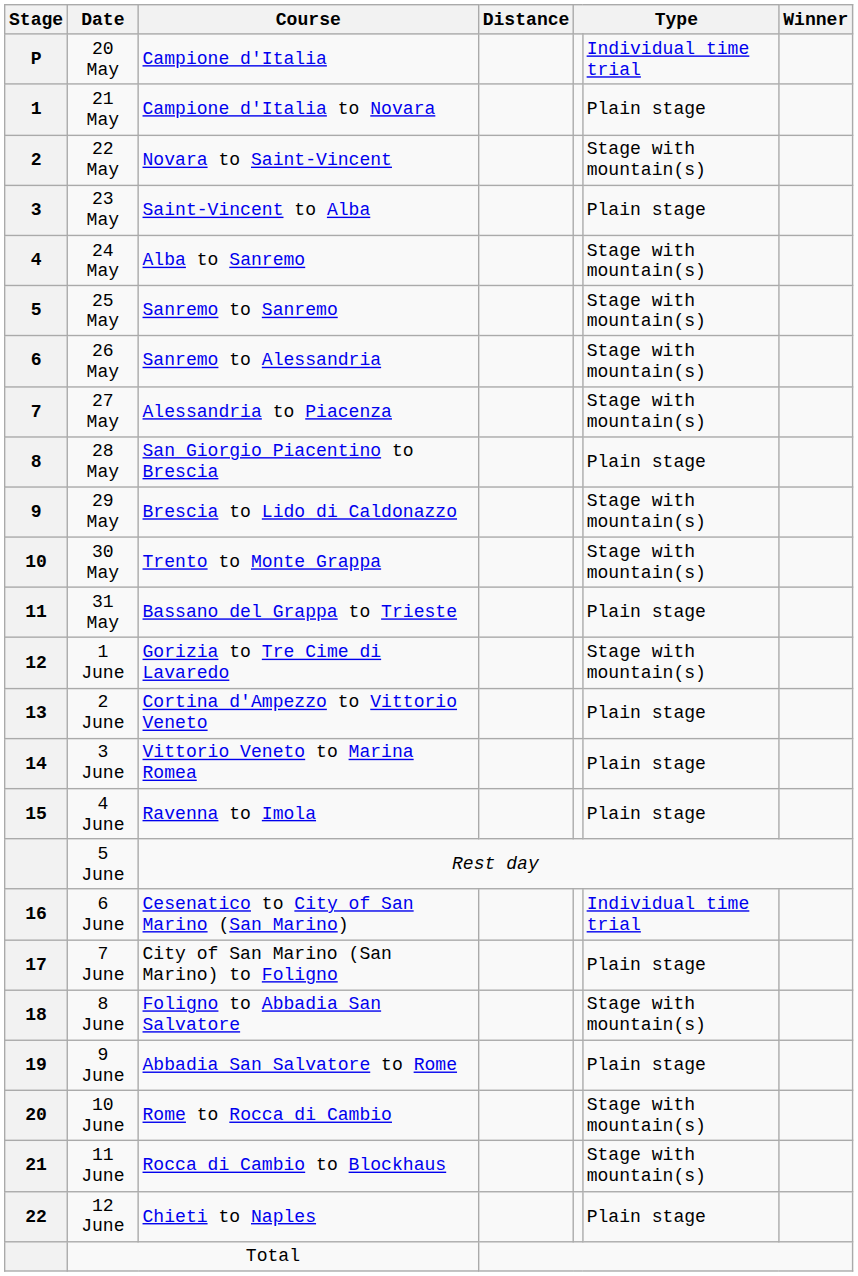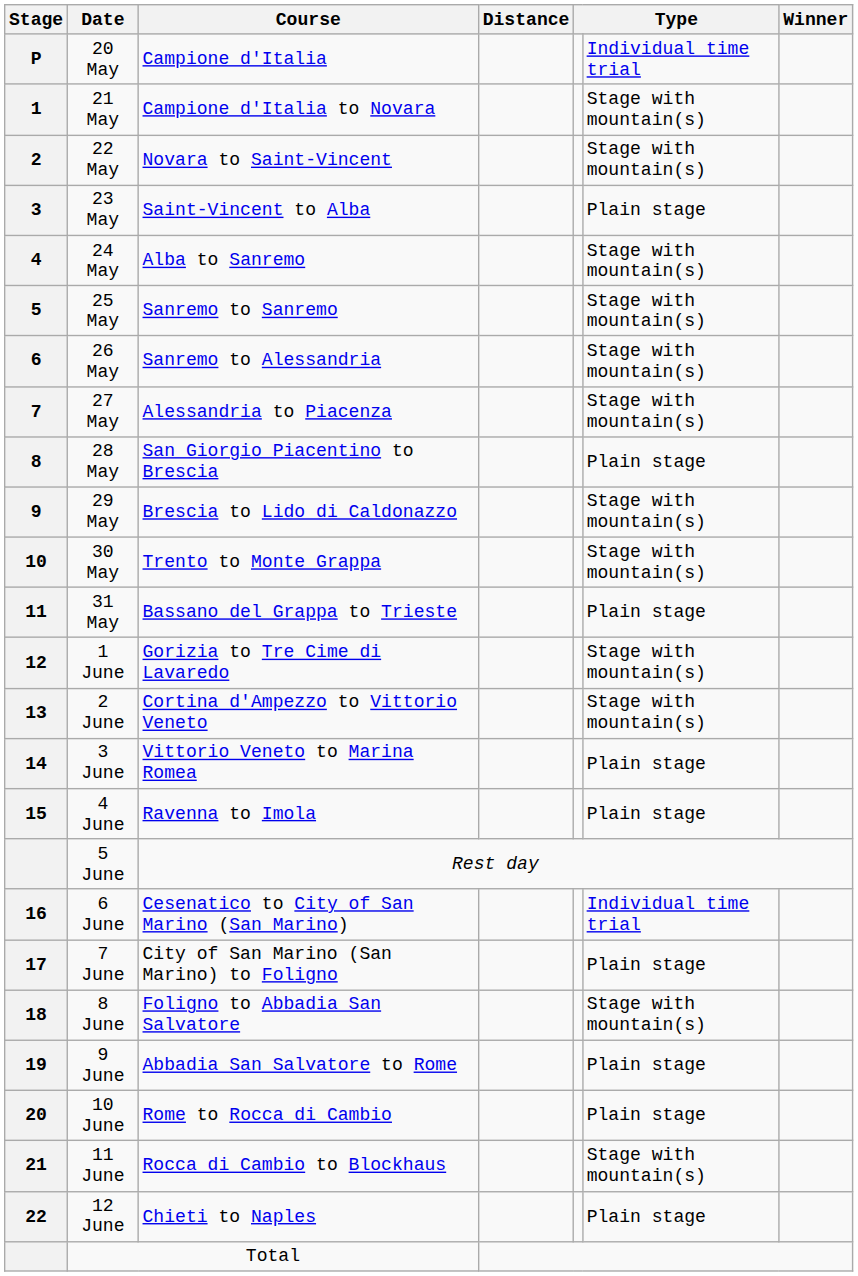(646, 110) Plain stage -> (646, 110) Stage with mountain(s)
(646, 713) Plain stage -> (646, 713) Stage with mountain(s)
(646, 1116) Stage with mountain(s) -> (646, 1116) Plain stage
